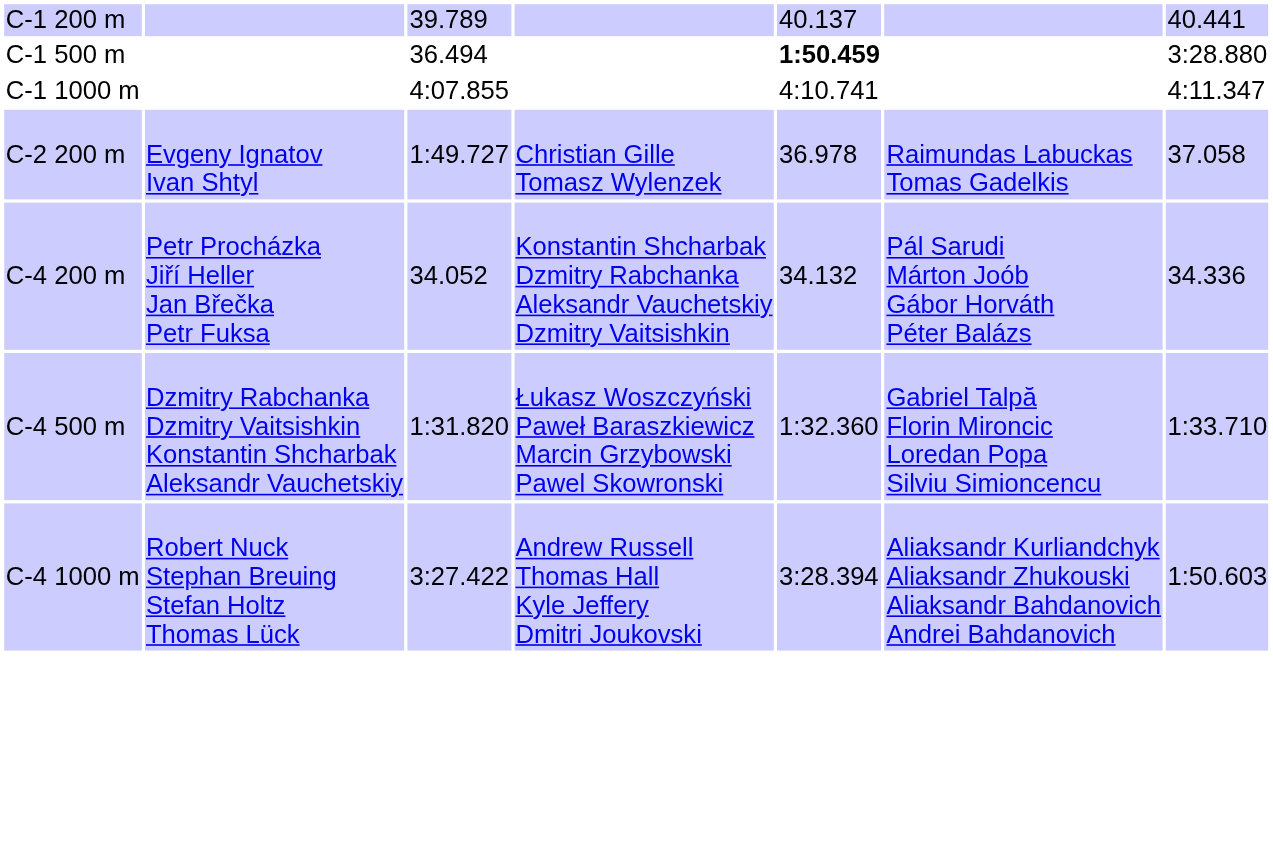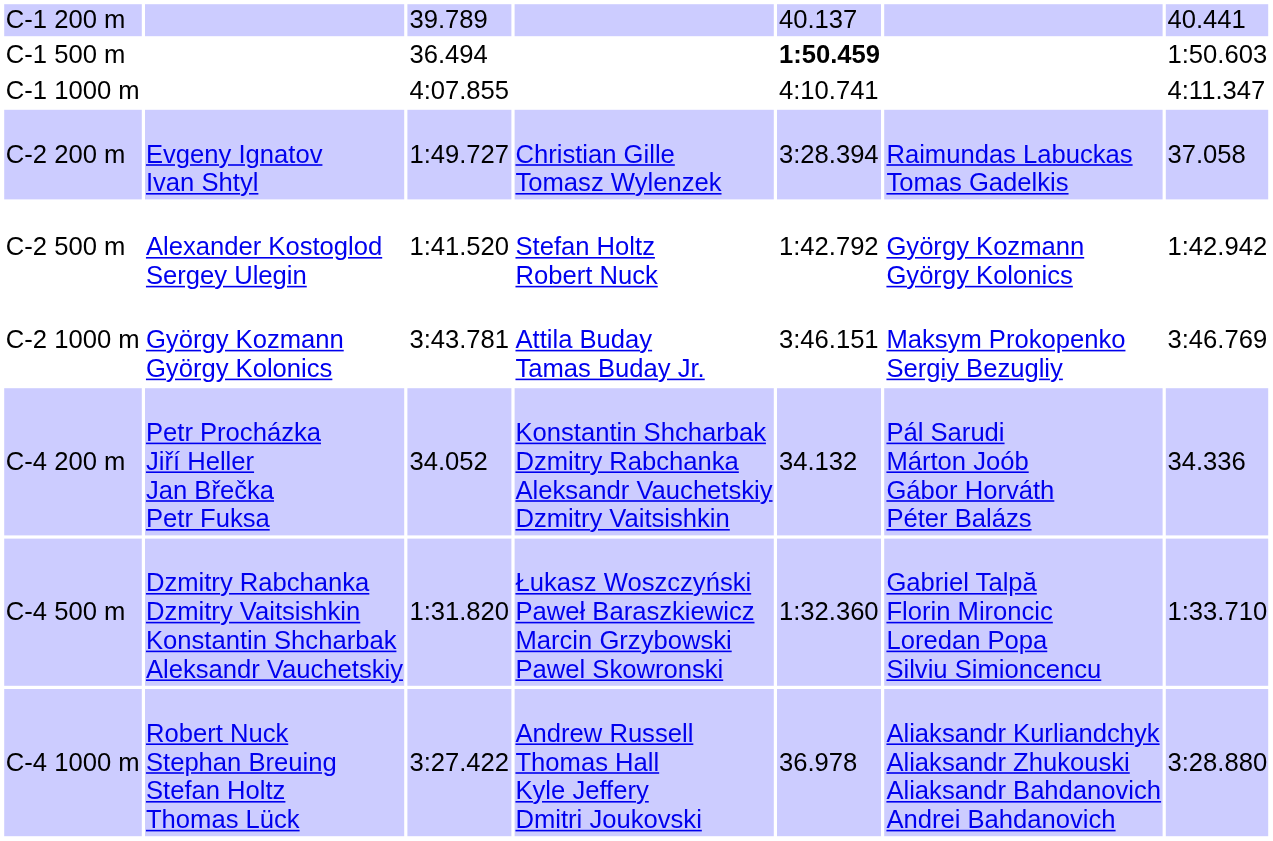(1217, 55) 3:28.880 -> (1217, 55) 1:50.603
(818, 154) 36.978 -> (829, 154) 3:28.394
+ row: (66, 247)
+ row: (73, 339)
(829, 576) 3:28.394 -> (818, 762) 36.978
(1217, 576) 1:50.603 -> (1217, 762) 3:28.880
